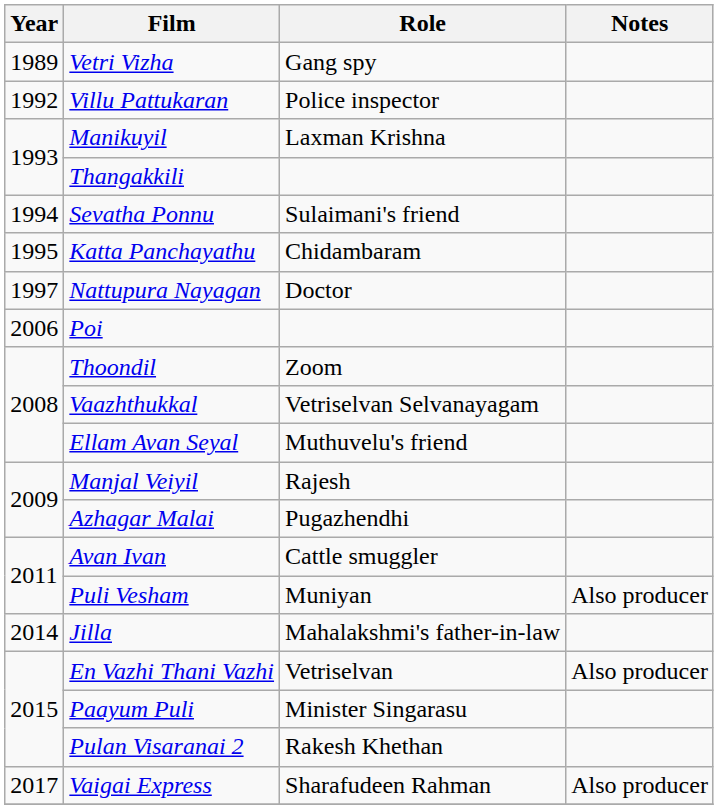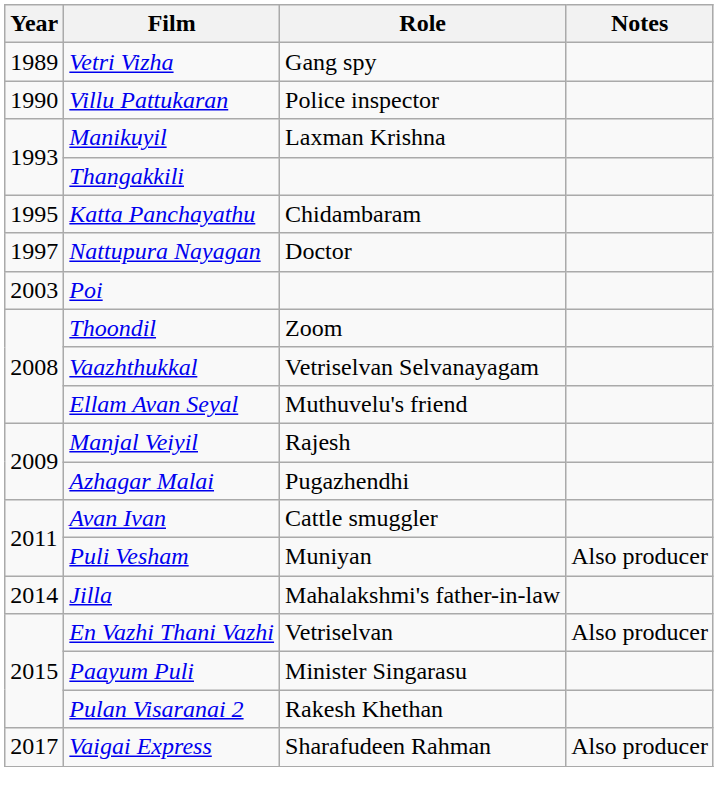(34, 99) 1992 -> (34, 99) 1990
- row: (142, 213)
(34, 328) 2006 -> (34, 289) 2003
